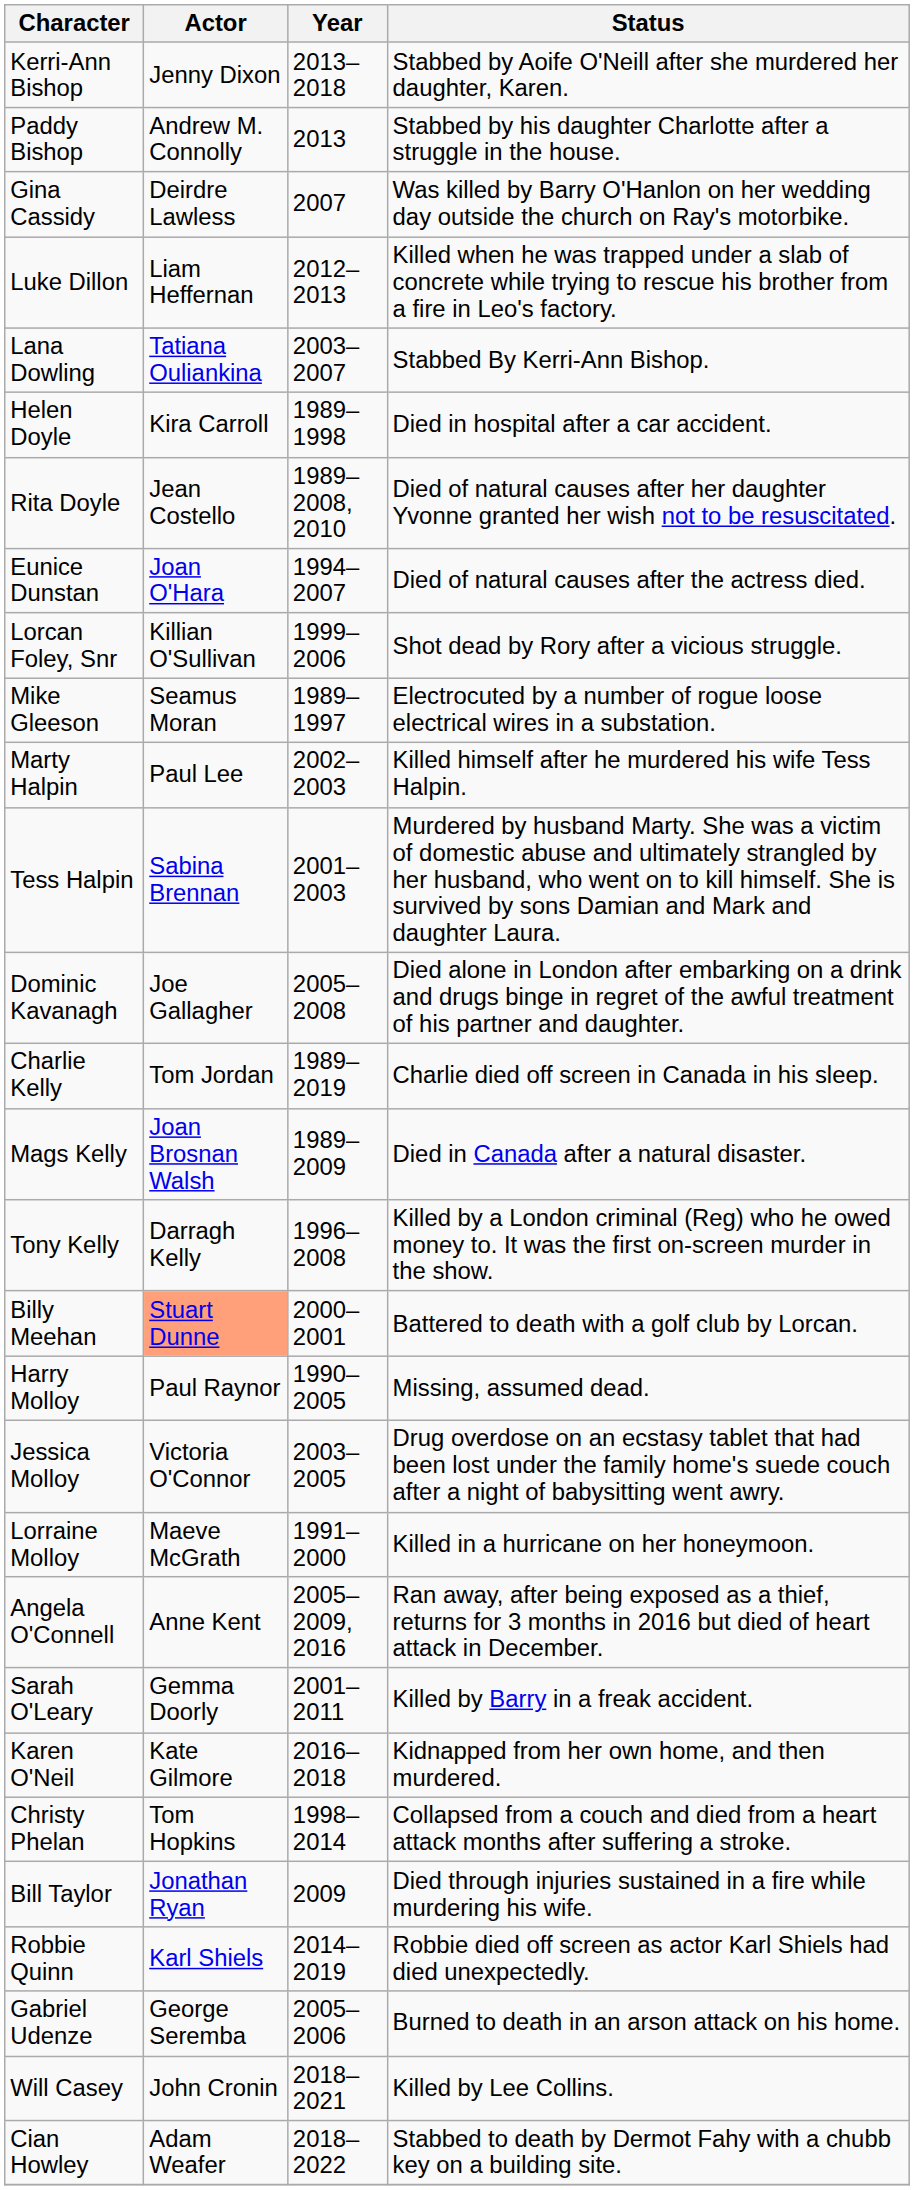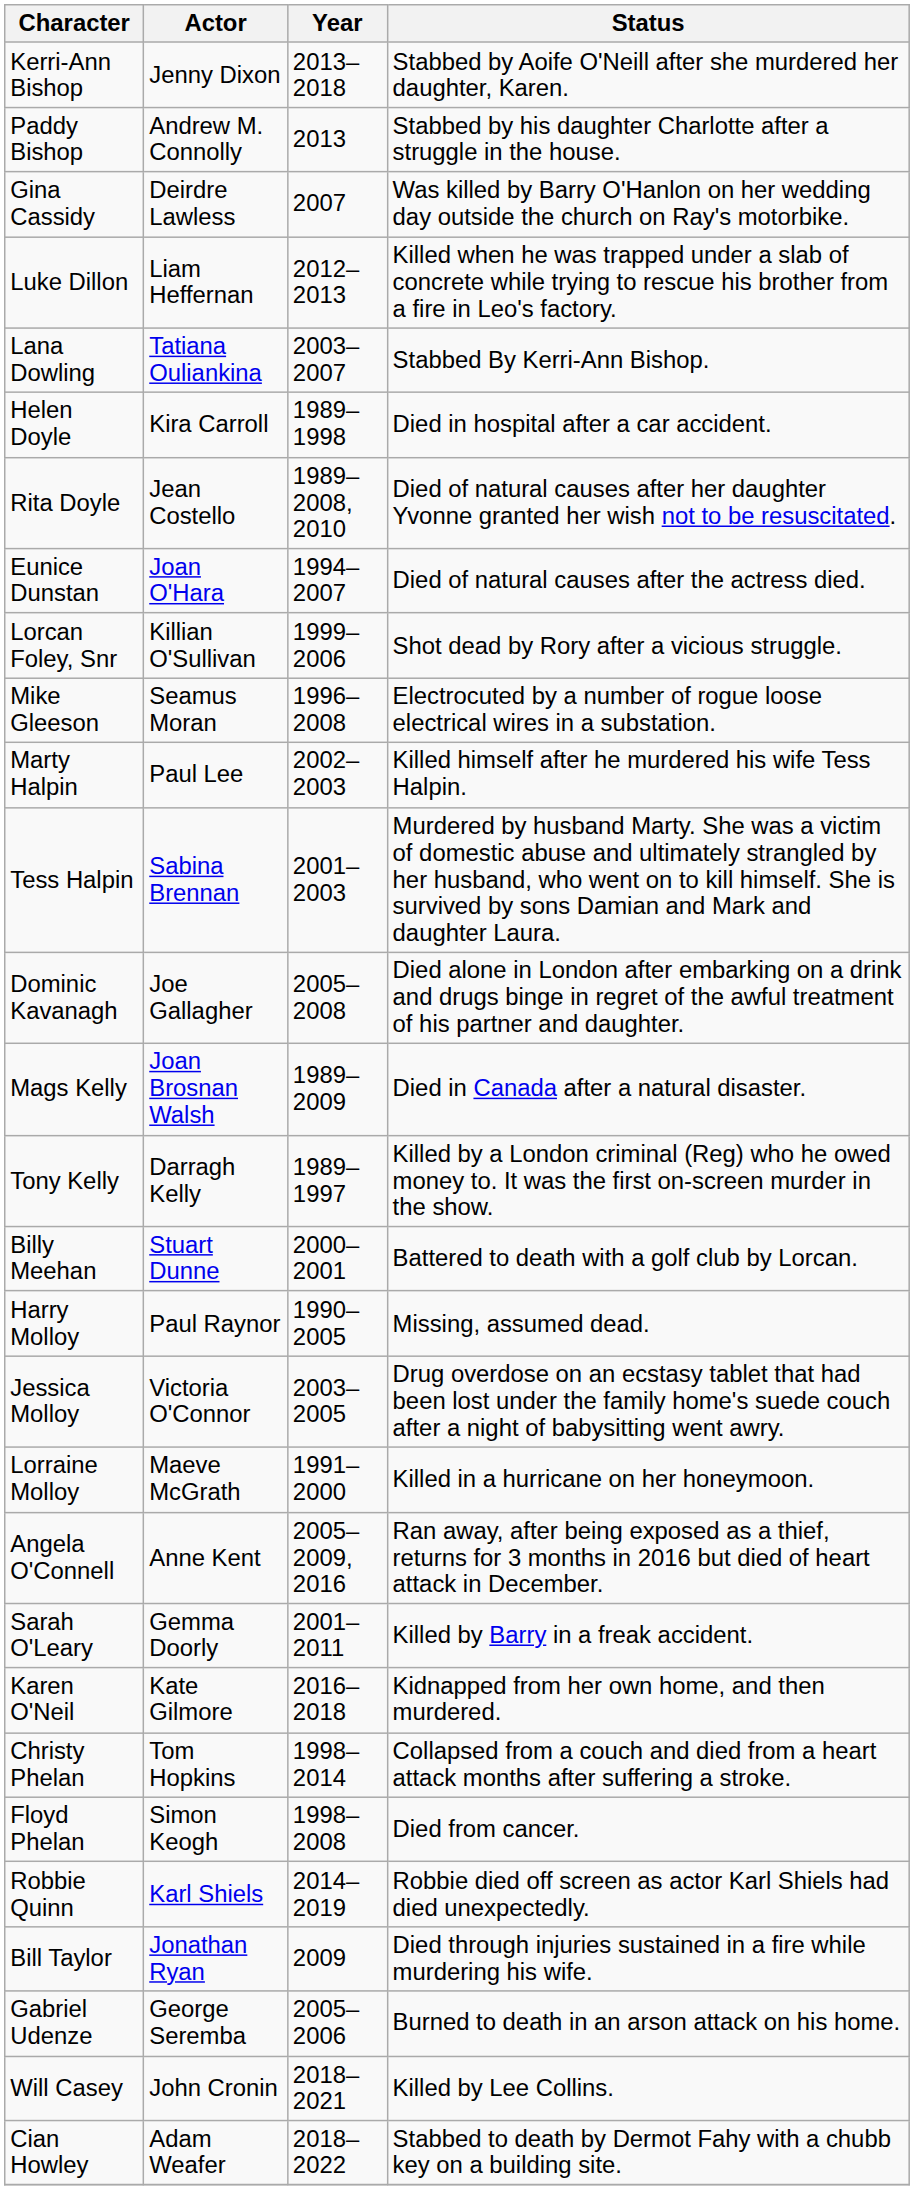(326, 709) 1989–1997 -> (326, 709) 1996–2008
- row: (48, 1075)
(326, 1245) 1996–2008 -> (326, 1180) 1989–1997
(184, 1323) lightsalmon background -> (184, 1258) no background
+ row: (47, 1829)
rows swapped: (48, 1958) <-> (61, 1893)
